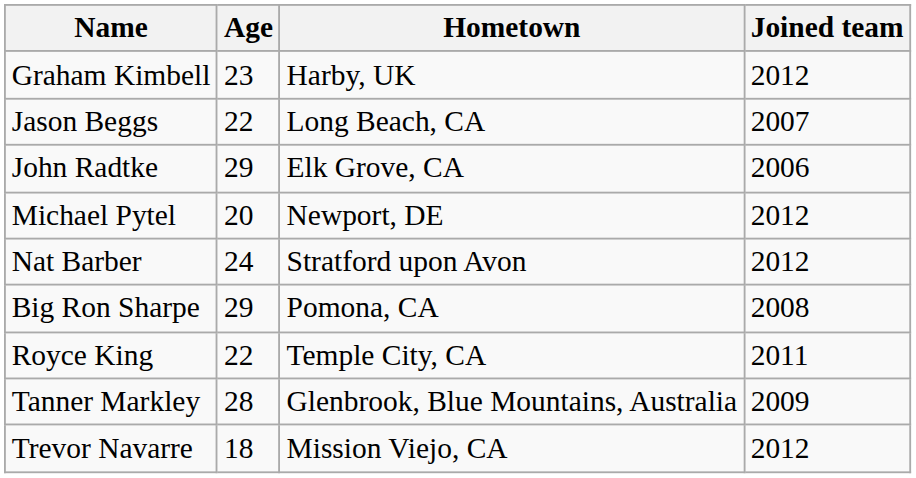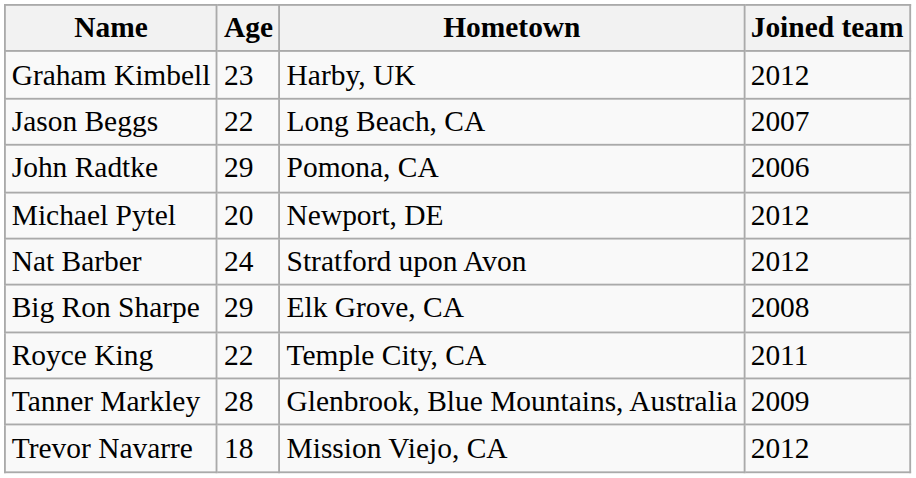(375, 167) Elk Grove, CA -> (363, 167) Pomona, CA
(363, 307) Pomona, CA -> (375, 307) Elk Grove, CA
